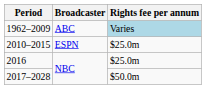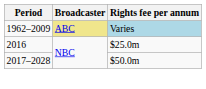(65, 28) no background -> (65, 28) khaki background
- row: (28, 44)
